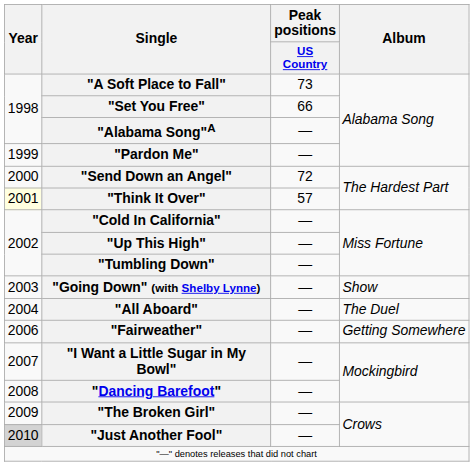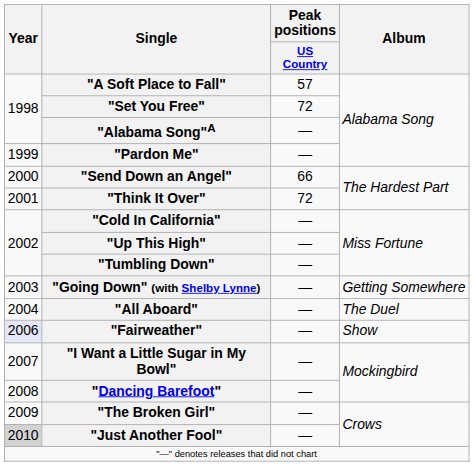(305, 84) 73 -> (305, 84) 57
(305, 106) 66 -> (305, 106) 72
(305, 176) 72 -> (305, 176) 66
(23, 199) lightyellow background -> (23, 199) no background
(305, 199) 57 -> (305, 199) 72
(360, 287) Show -> (404, 287) Getting Somewhere
(23, 331) no background -> (23, 331) lavender background
(404, 331) Getting Somewhere -> (360, 331) Show
